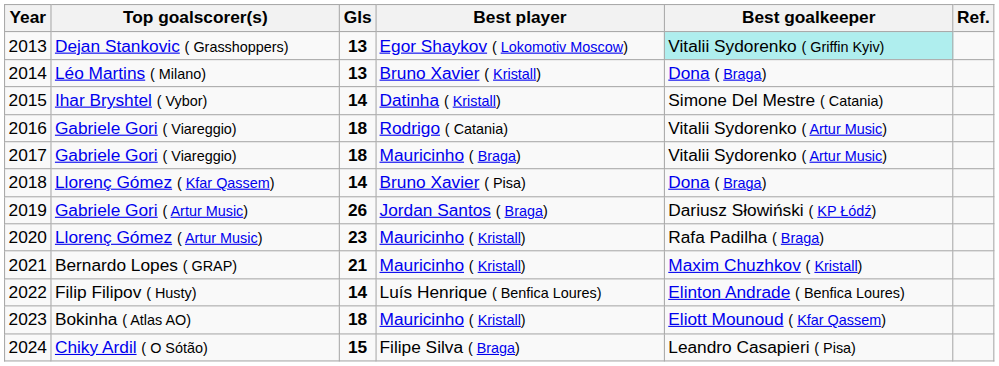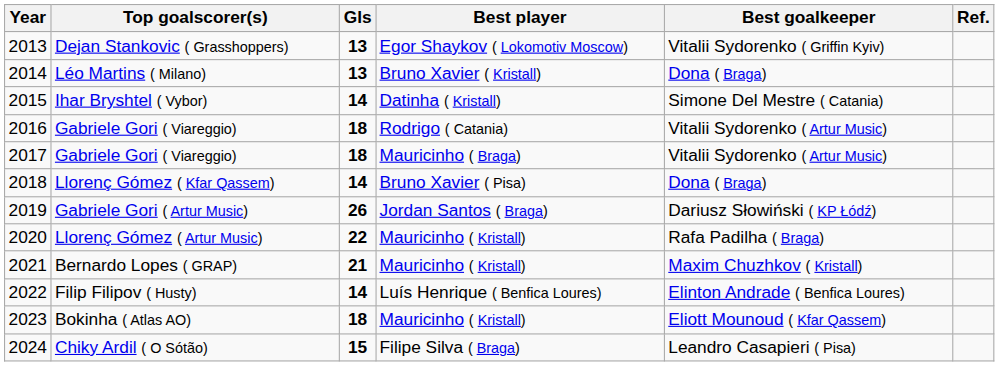(776, 45) paleturquoise background -> (776, 45) no background
(358, 237) 23 -> (358, 237) 22
